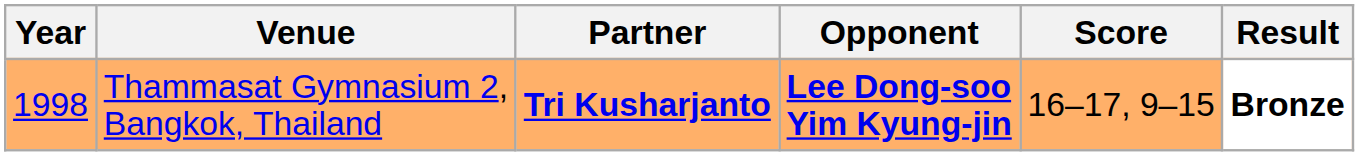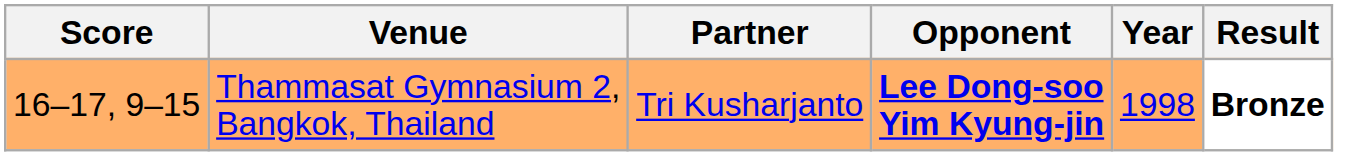columns swapped: (51, 32) <-> (1121, 32)
(647, 104) bold -> (750, 104) normal
